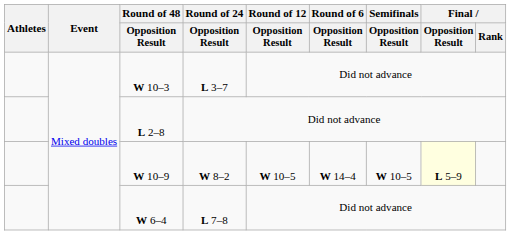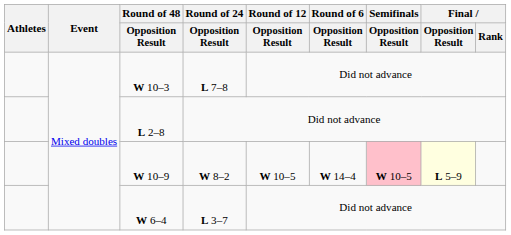(214, 88) L 3–7 -> (214, 88) L 7–8
(394, 177) no background -> (394, 177) pink background
(214, 221) L 7–8 -> (214, 221) L 3–7
